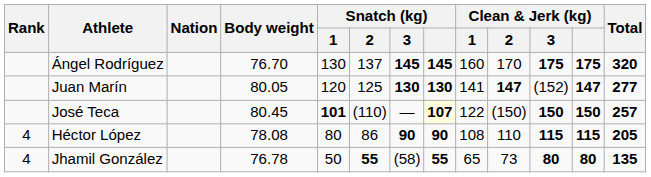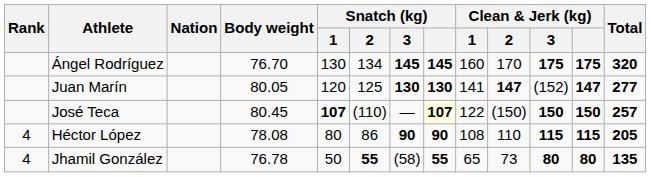(370, 64) 137 -> (370, 64) 134
(333, 111) 101 -> (333, 111) 107
